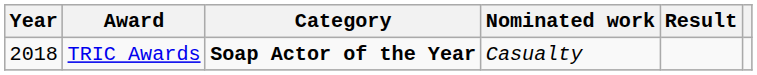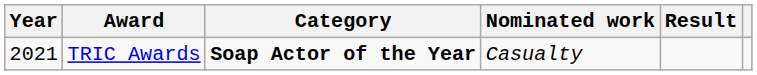(34, 54) 2018 -> (34, 54) 2021
